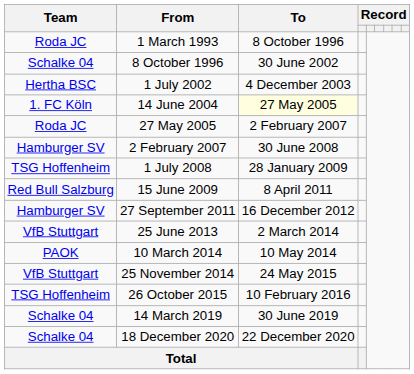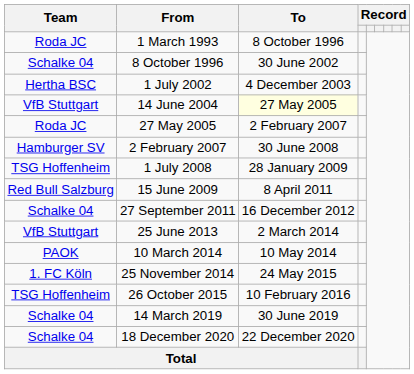(61, 105) 1. FC Köln -> (61, 105) VfB Stuttgart
(61, 210) Hamburger SV -> (61, 210) Schalke 04
(61, 273) VfB Stuttgart -> (61, 273) 1. FC Köln
